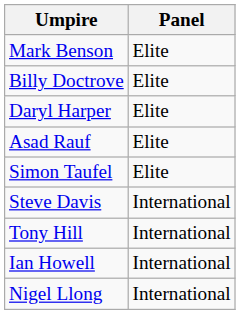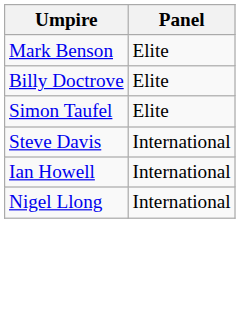- row: (60, 111)
- row: (50, 141)
- row: (46, 232)
